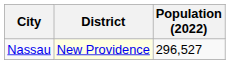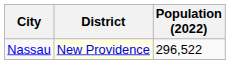(179, 49) 296,527 -> (179, 49) 296,522
